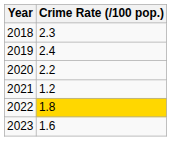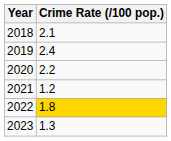(47, 32) 2.3 -> (47, 32) 2.1
(47, 126) 1.6 -> (47, 126) 1.3
